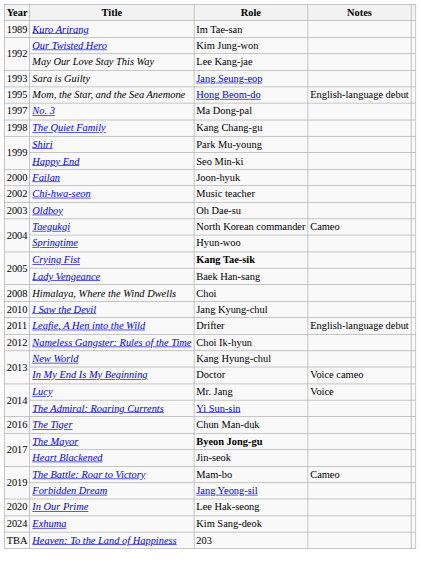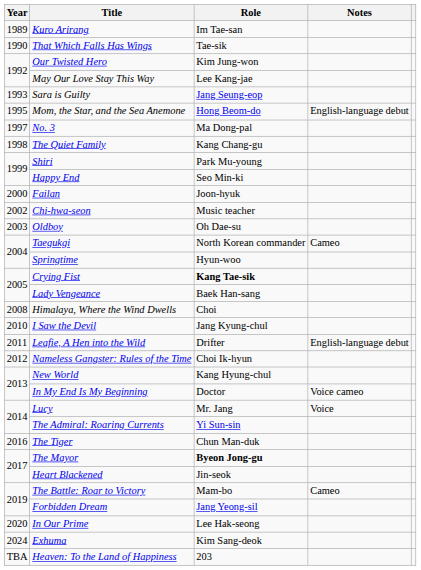+ row: (92, 45)
